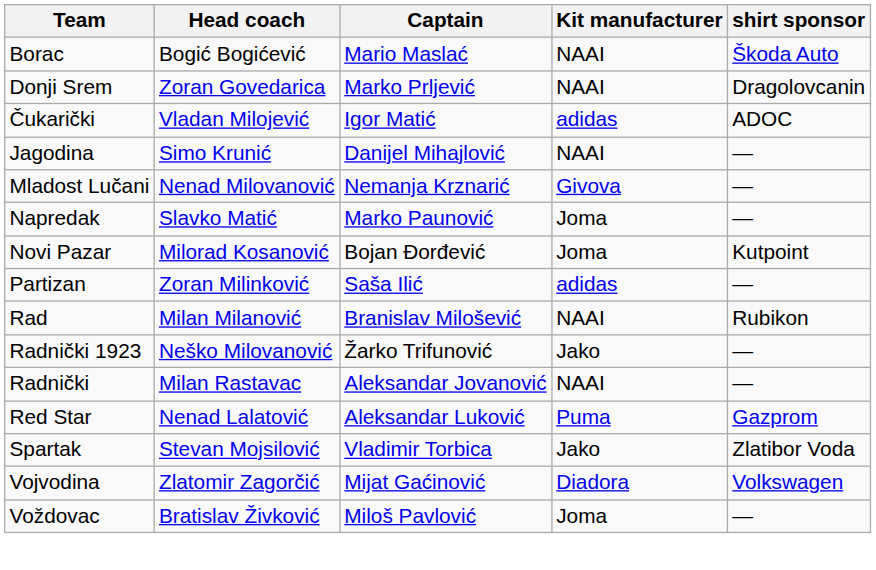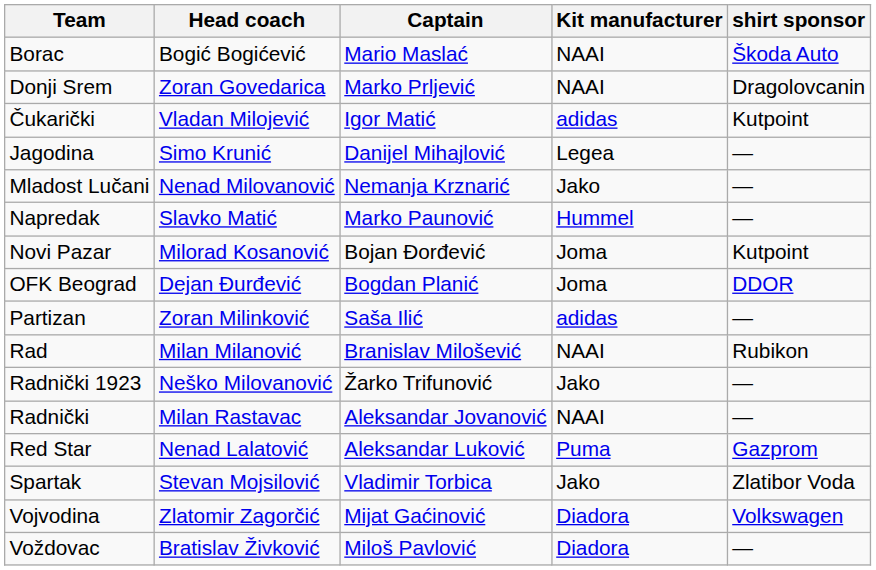(762, 119) ADOC -> (770, 119) Kutpoint
(580, 152) NAAI -> (585, 152) Legea
(589, 185) Givova -> (578, 185) Jako
(582, 218) Joma -> (595, 218) Hummel
+ row: (73, 284)
(582, 515) Joma -> (593, 548) Diadora
